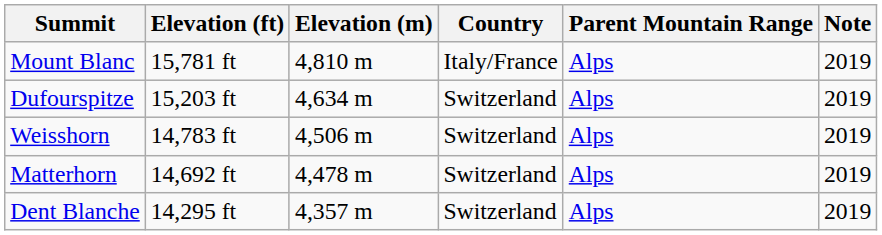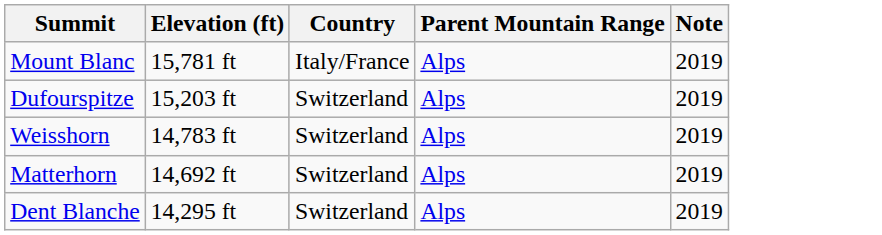- column: (364, 23)
